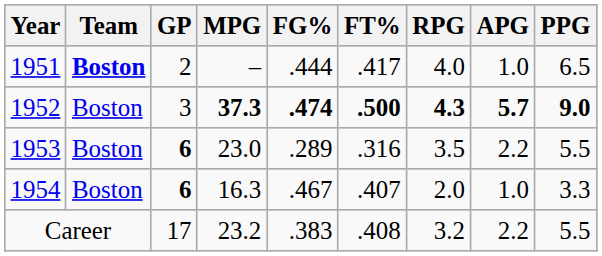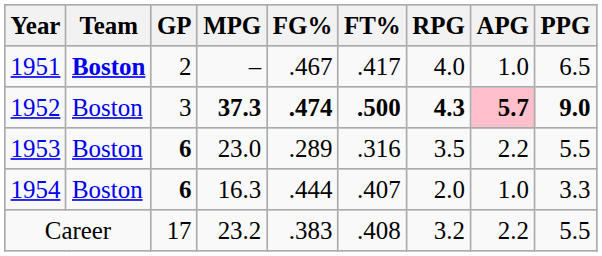(311, 66) .444 -> (311, 66) .467
(513, 107) no background -> (513, 107) pink background
(311, 189) .467 -> (311, 189) .444
